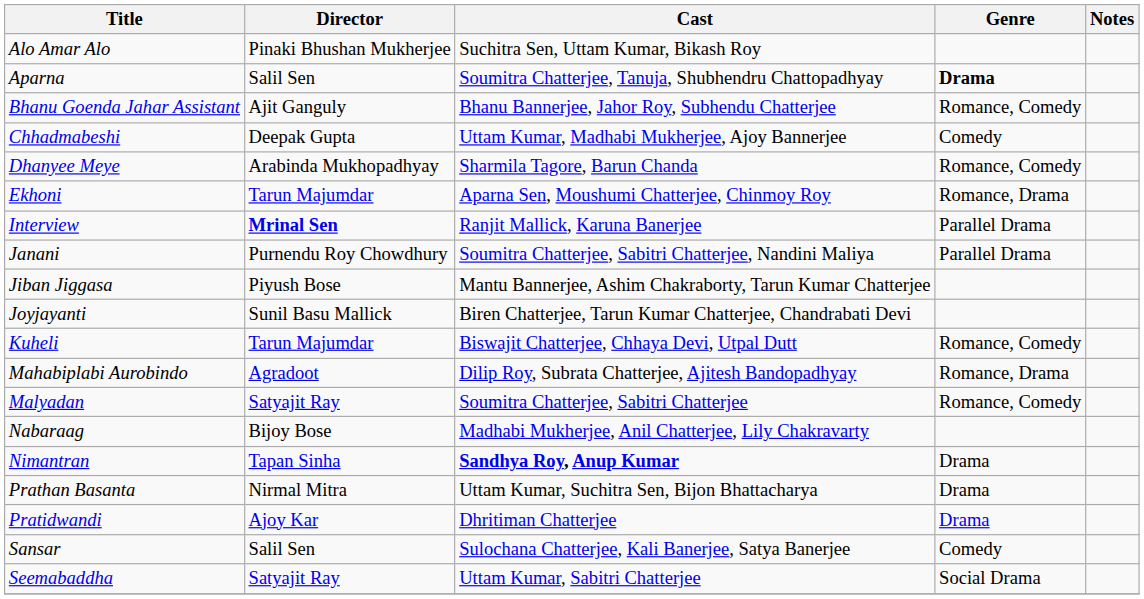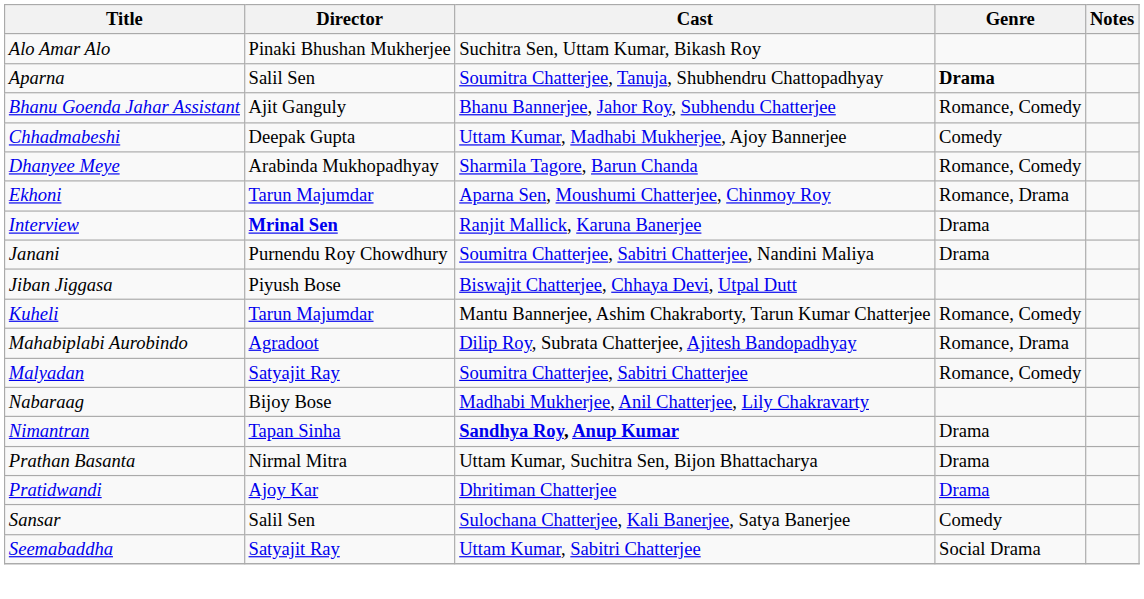(995, 225) Parallel Drama -> (964, 225) Drama
(995, 254) Parallel Drama -> (964, 254) Drama
(695, 284) Mantu Bannerjee, Ashim Chakraborty, Tarun Kumar Chatterjee -> (628, 284) Biswajit Chatterjee, Chhaya Devi, Utpal Dutt
- row: (48, 313)
(628, 343) Biswajit Chatterjee, Chhaya Devi, Utpal Dutt -> (695, 313) Mantu Bannerjee, Ashim Chakraborty, Tarun Kumar Chatterjee
